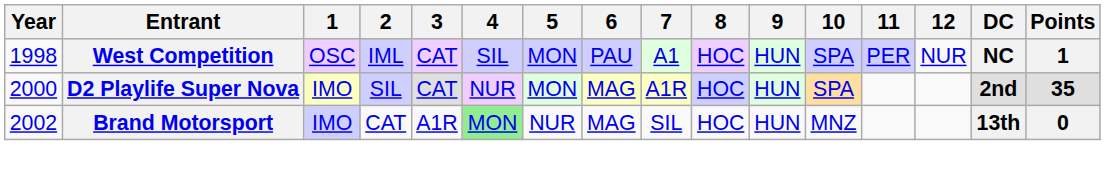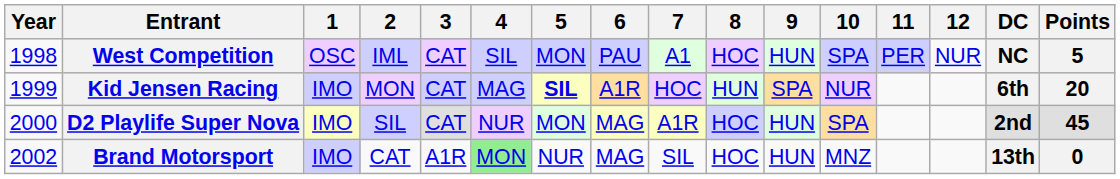(1063, 56) 1 -> (1077, 56) 5
+ row: (183, 89)
(1063, 89) 35 -> (1077, 123) 45
